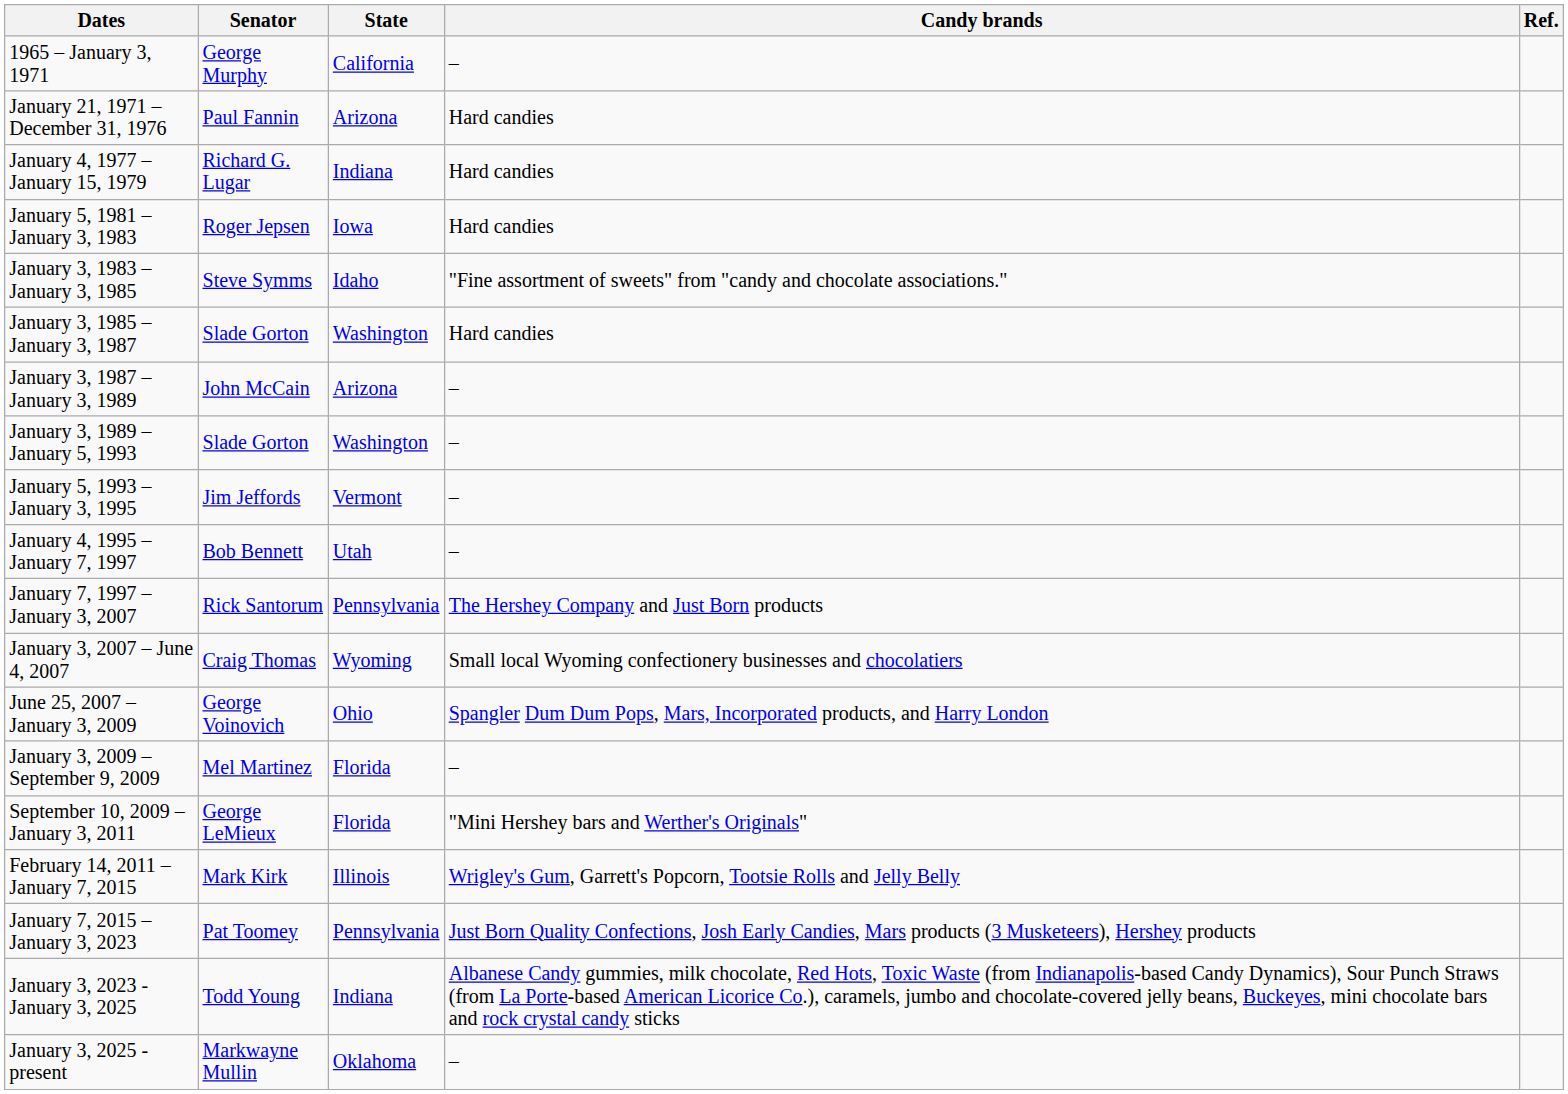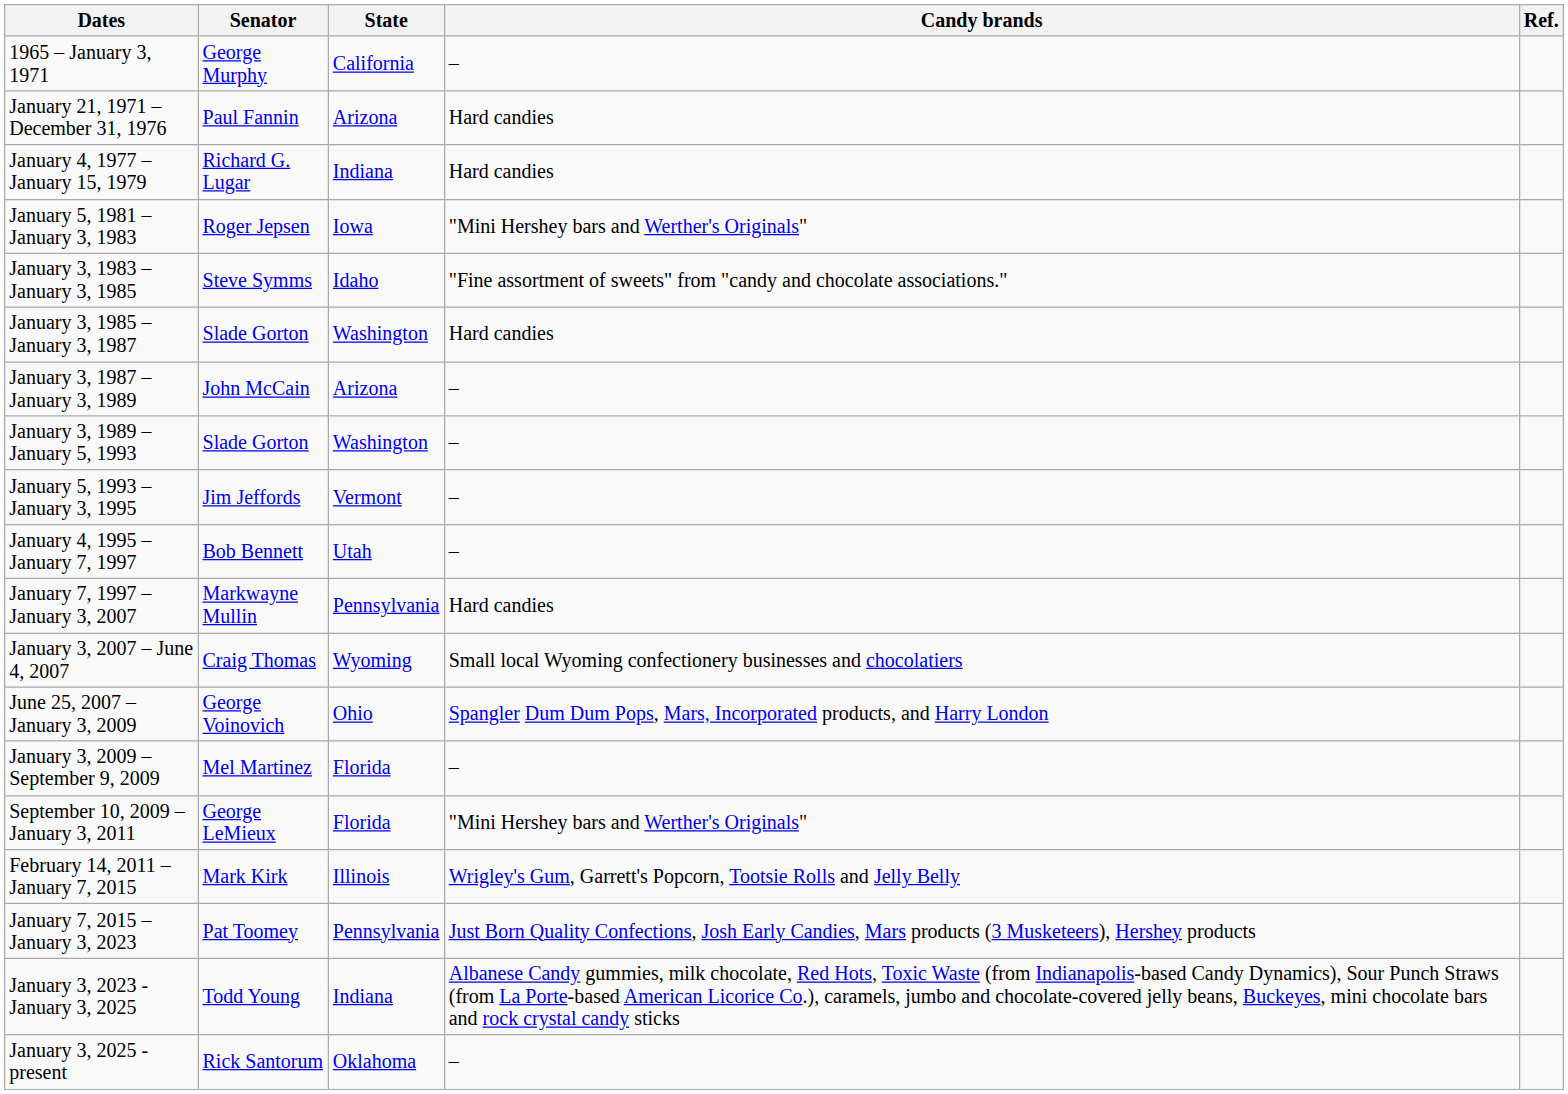(501, 225) Hard candies -> (628, 225) "Mini Hershey bars and Werther's Originals"
(263, 605) Rick Santorum -> (250, 605) Markwayne Mullin
(636, 605) The Hershey Company and Just Born products -> (501, 605) Hard candies
(250, 1061) Markwayne Mullin -> (263, 1061) Rick Santorum
